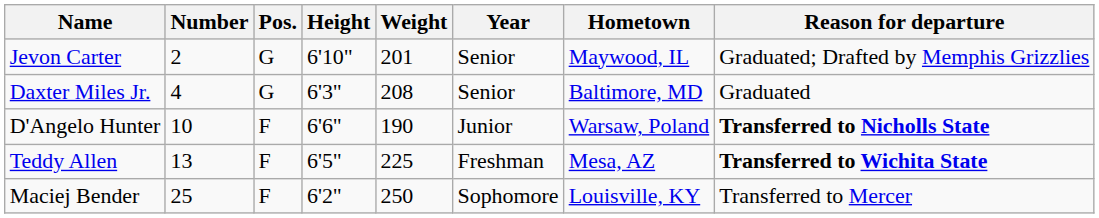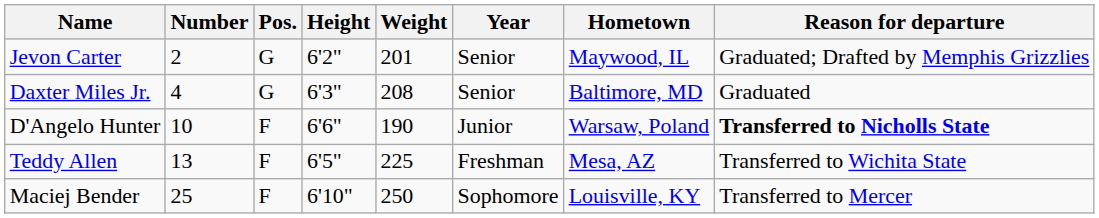(330, 56) 6'10" -> (324, 56) 6'2"
(853, 160) bold -> (843, 160) normal
(324, 195) 6'2" -> (330, 195) 6'10"
